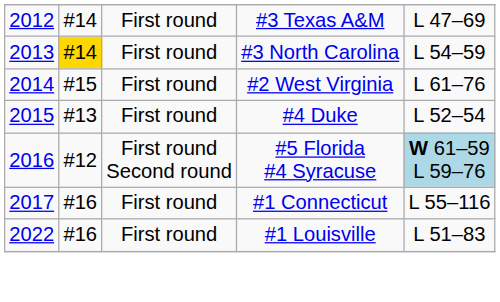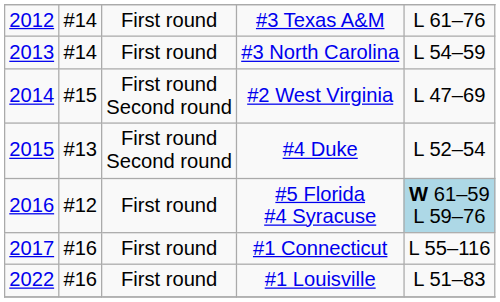(449, 20) L 47–69 -> (449, 20) L 61–76
(80, 52) gold background -> (80, 52) no background
(169, 84) First round -> (169, 95) First round Second round
(449, 84) L 61–76 -> (449, 95) L 47–69
(169, 116) First round -> (169, 150) First round Second round
(169, 159) First round Second round -> (169, 205) First round
